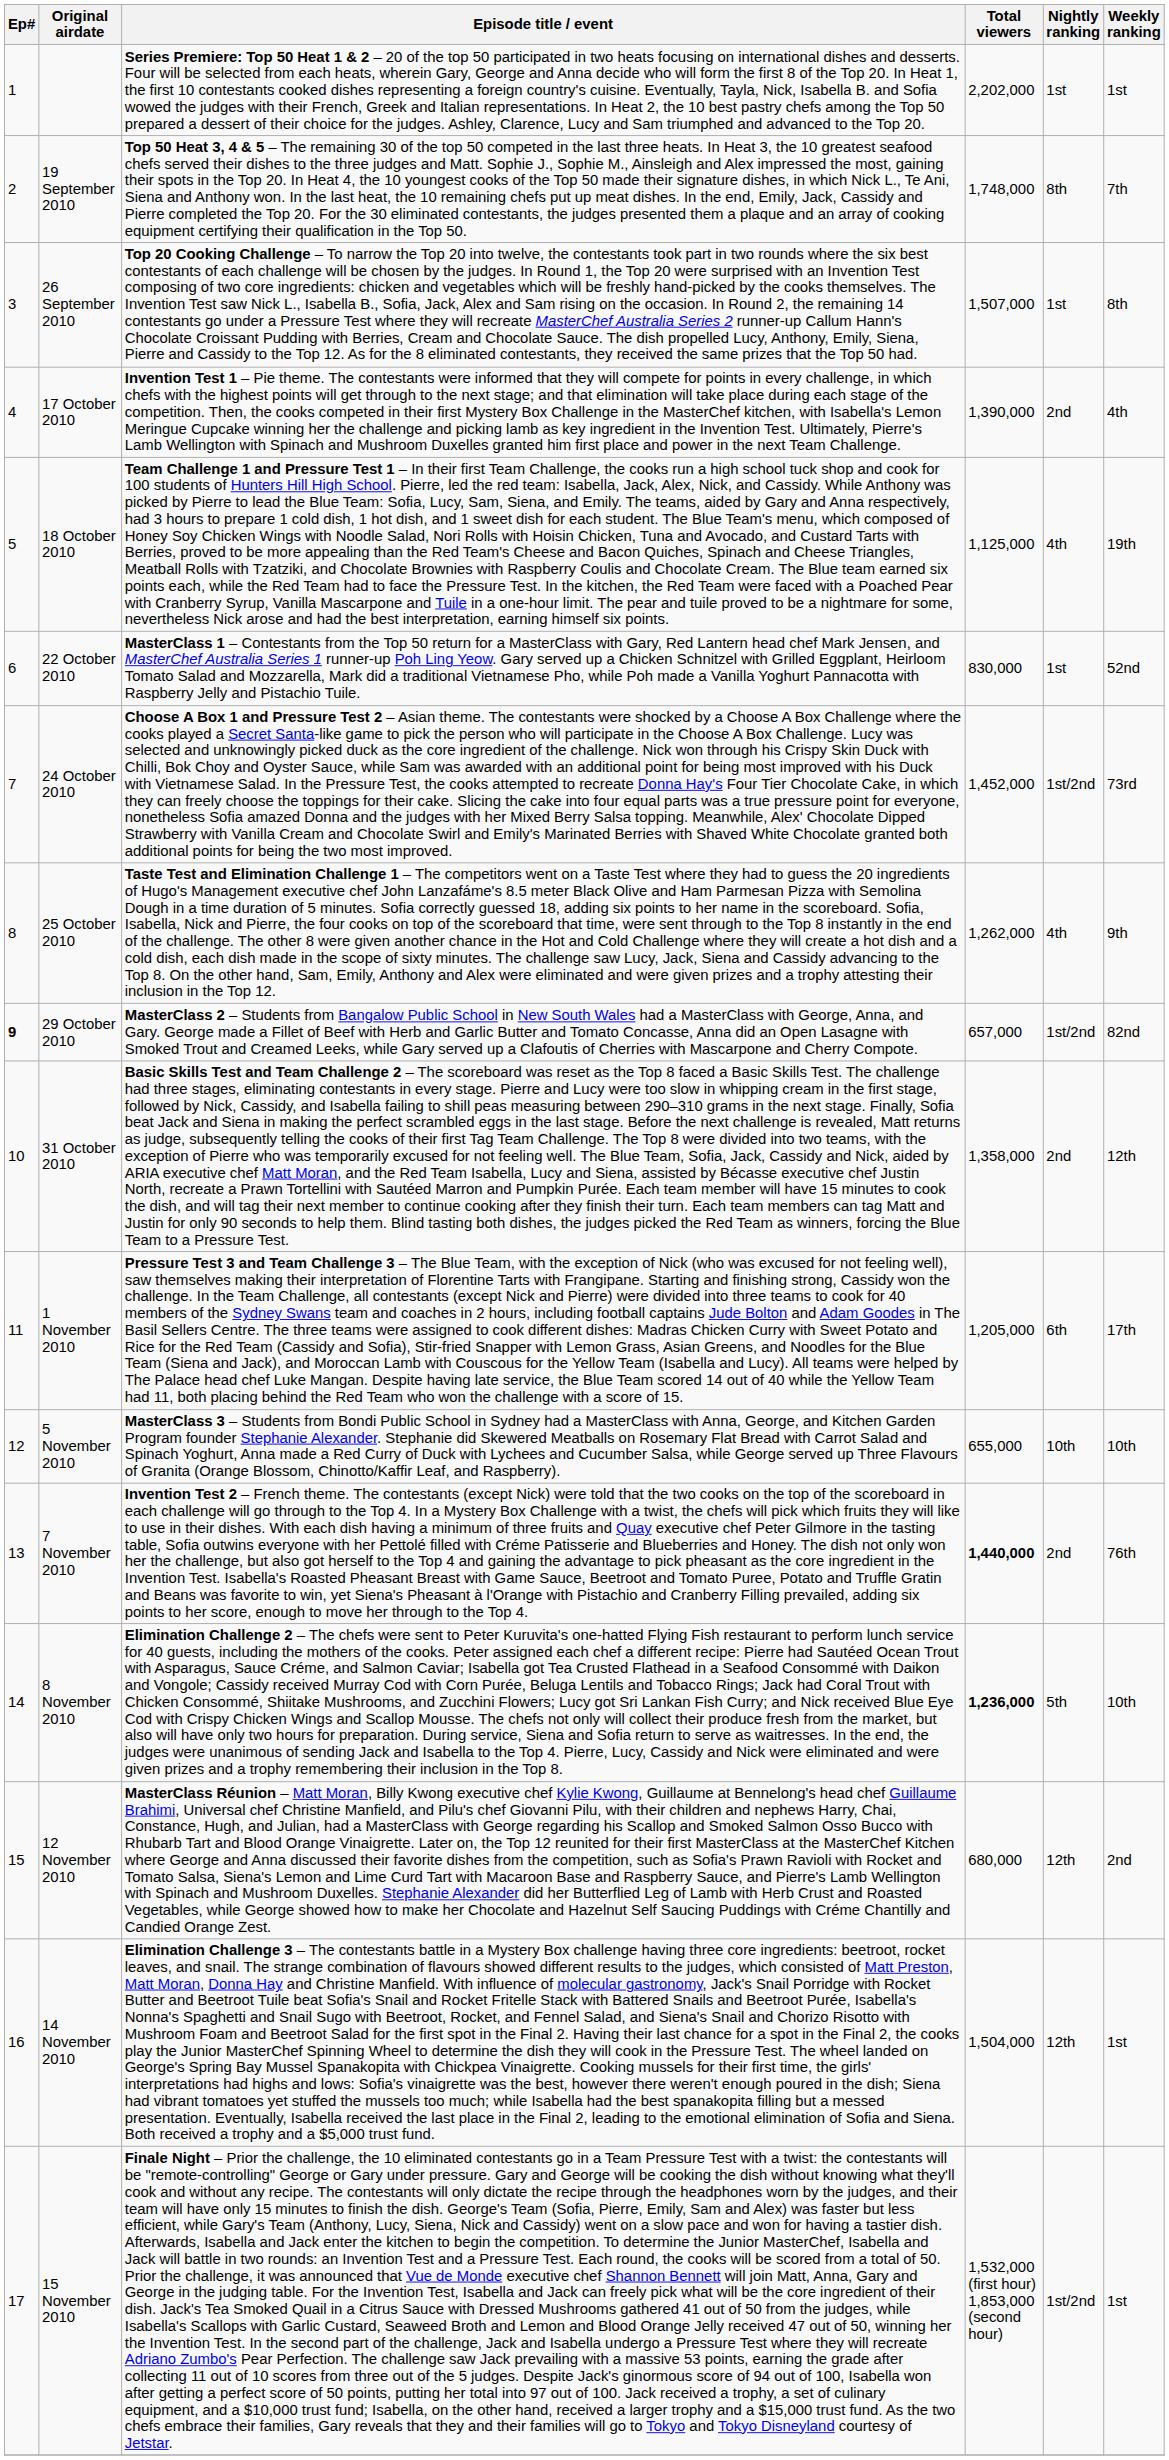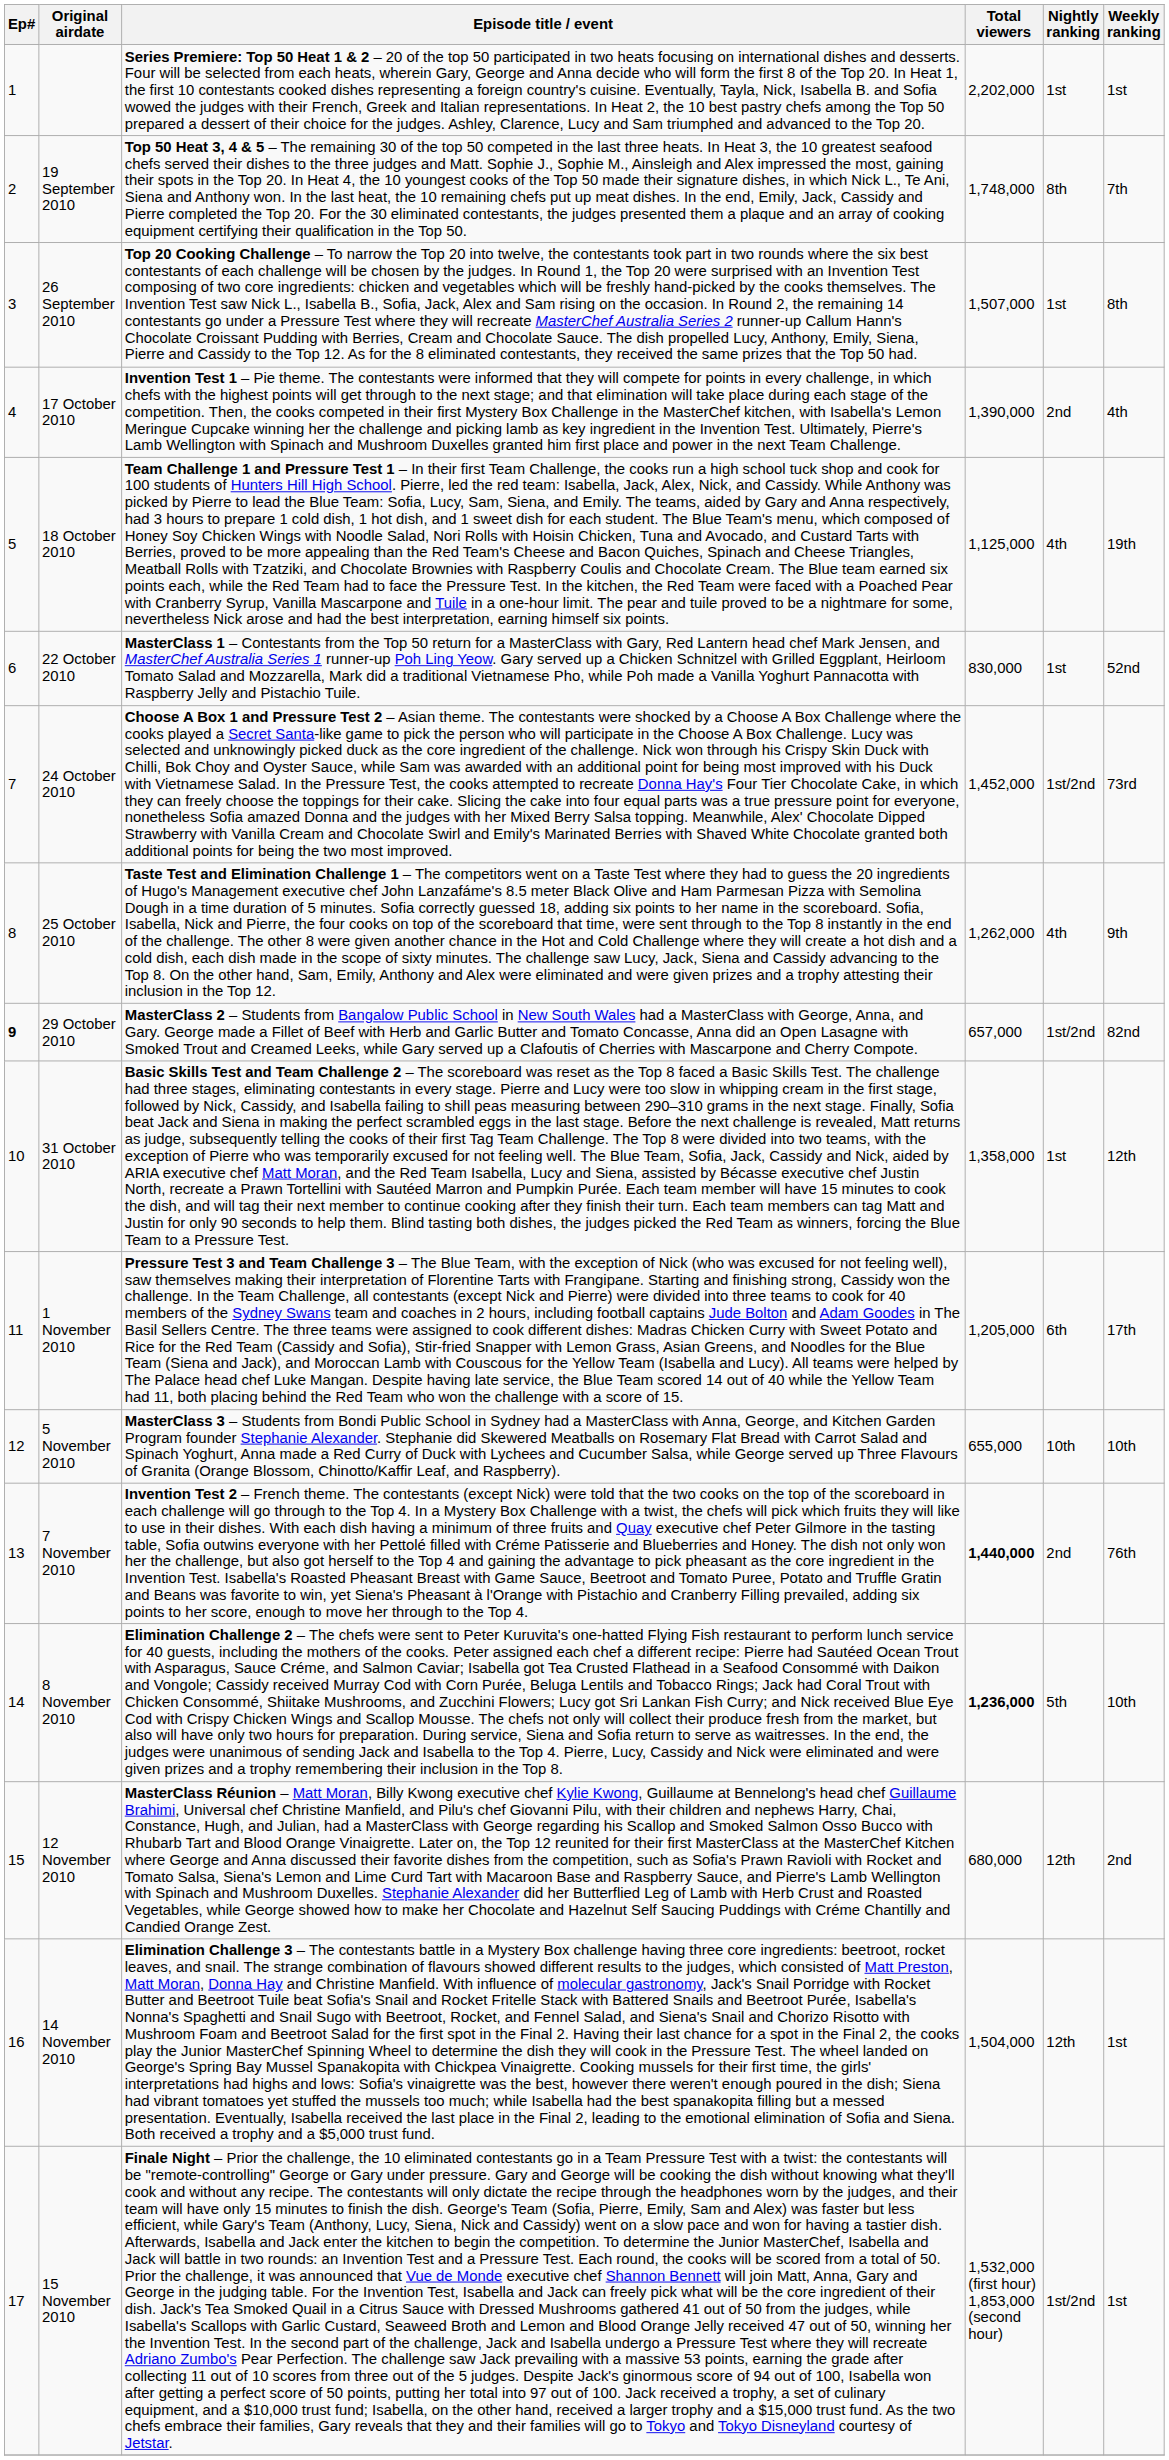(1059, 1156) 2nd -> (1056, 1156) 1st
